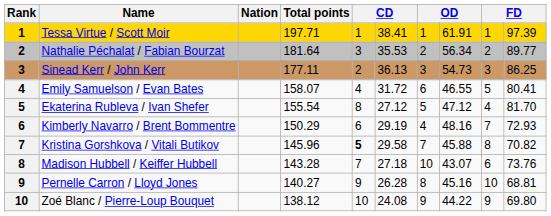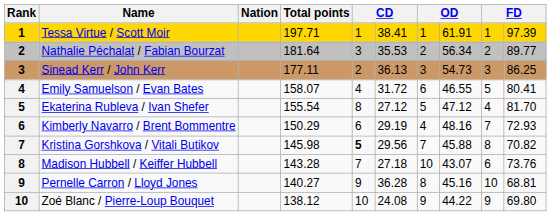(301, 145) 145.96 -> (301, 145) 145.98
(392, 145) 29.58 -> (392, 145) 29.56
(392, 182) 26.28 -> (392, 182) 36.28
